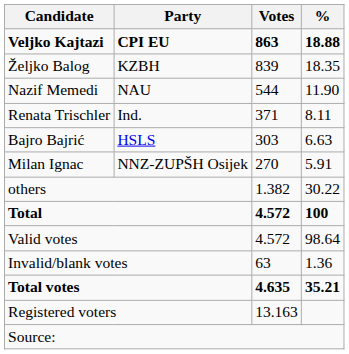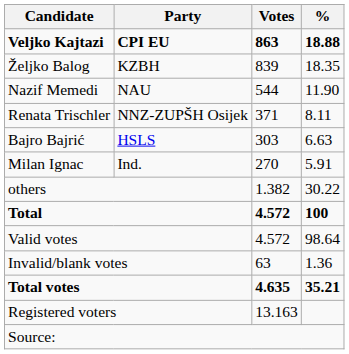(130, 115) Ind. -> (183, 115) NNZ-ZUPŠH Osijek
(183, 164) NNZ-ZUPŠH Osijek -> (130, 164) Ind.
